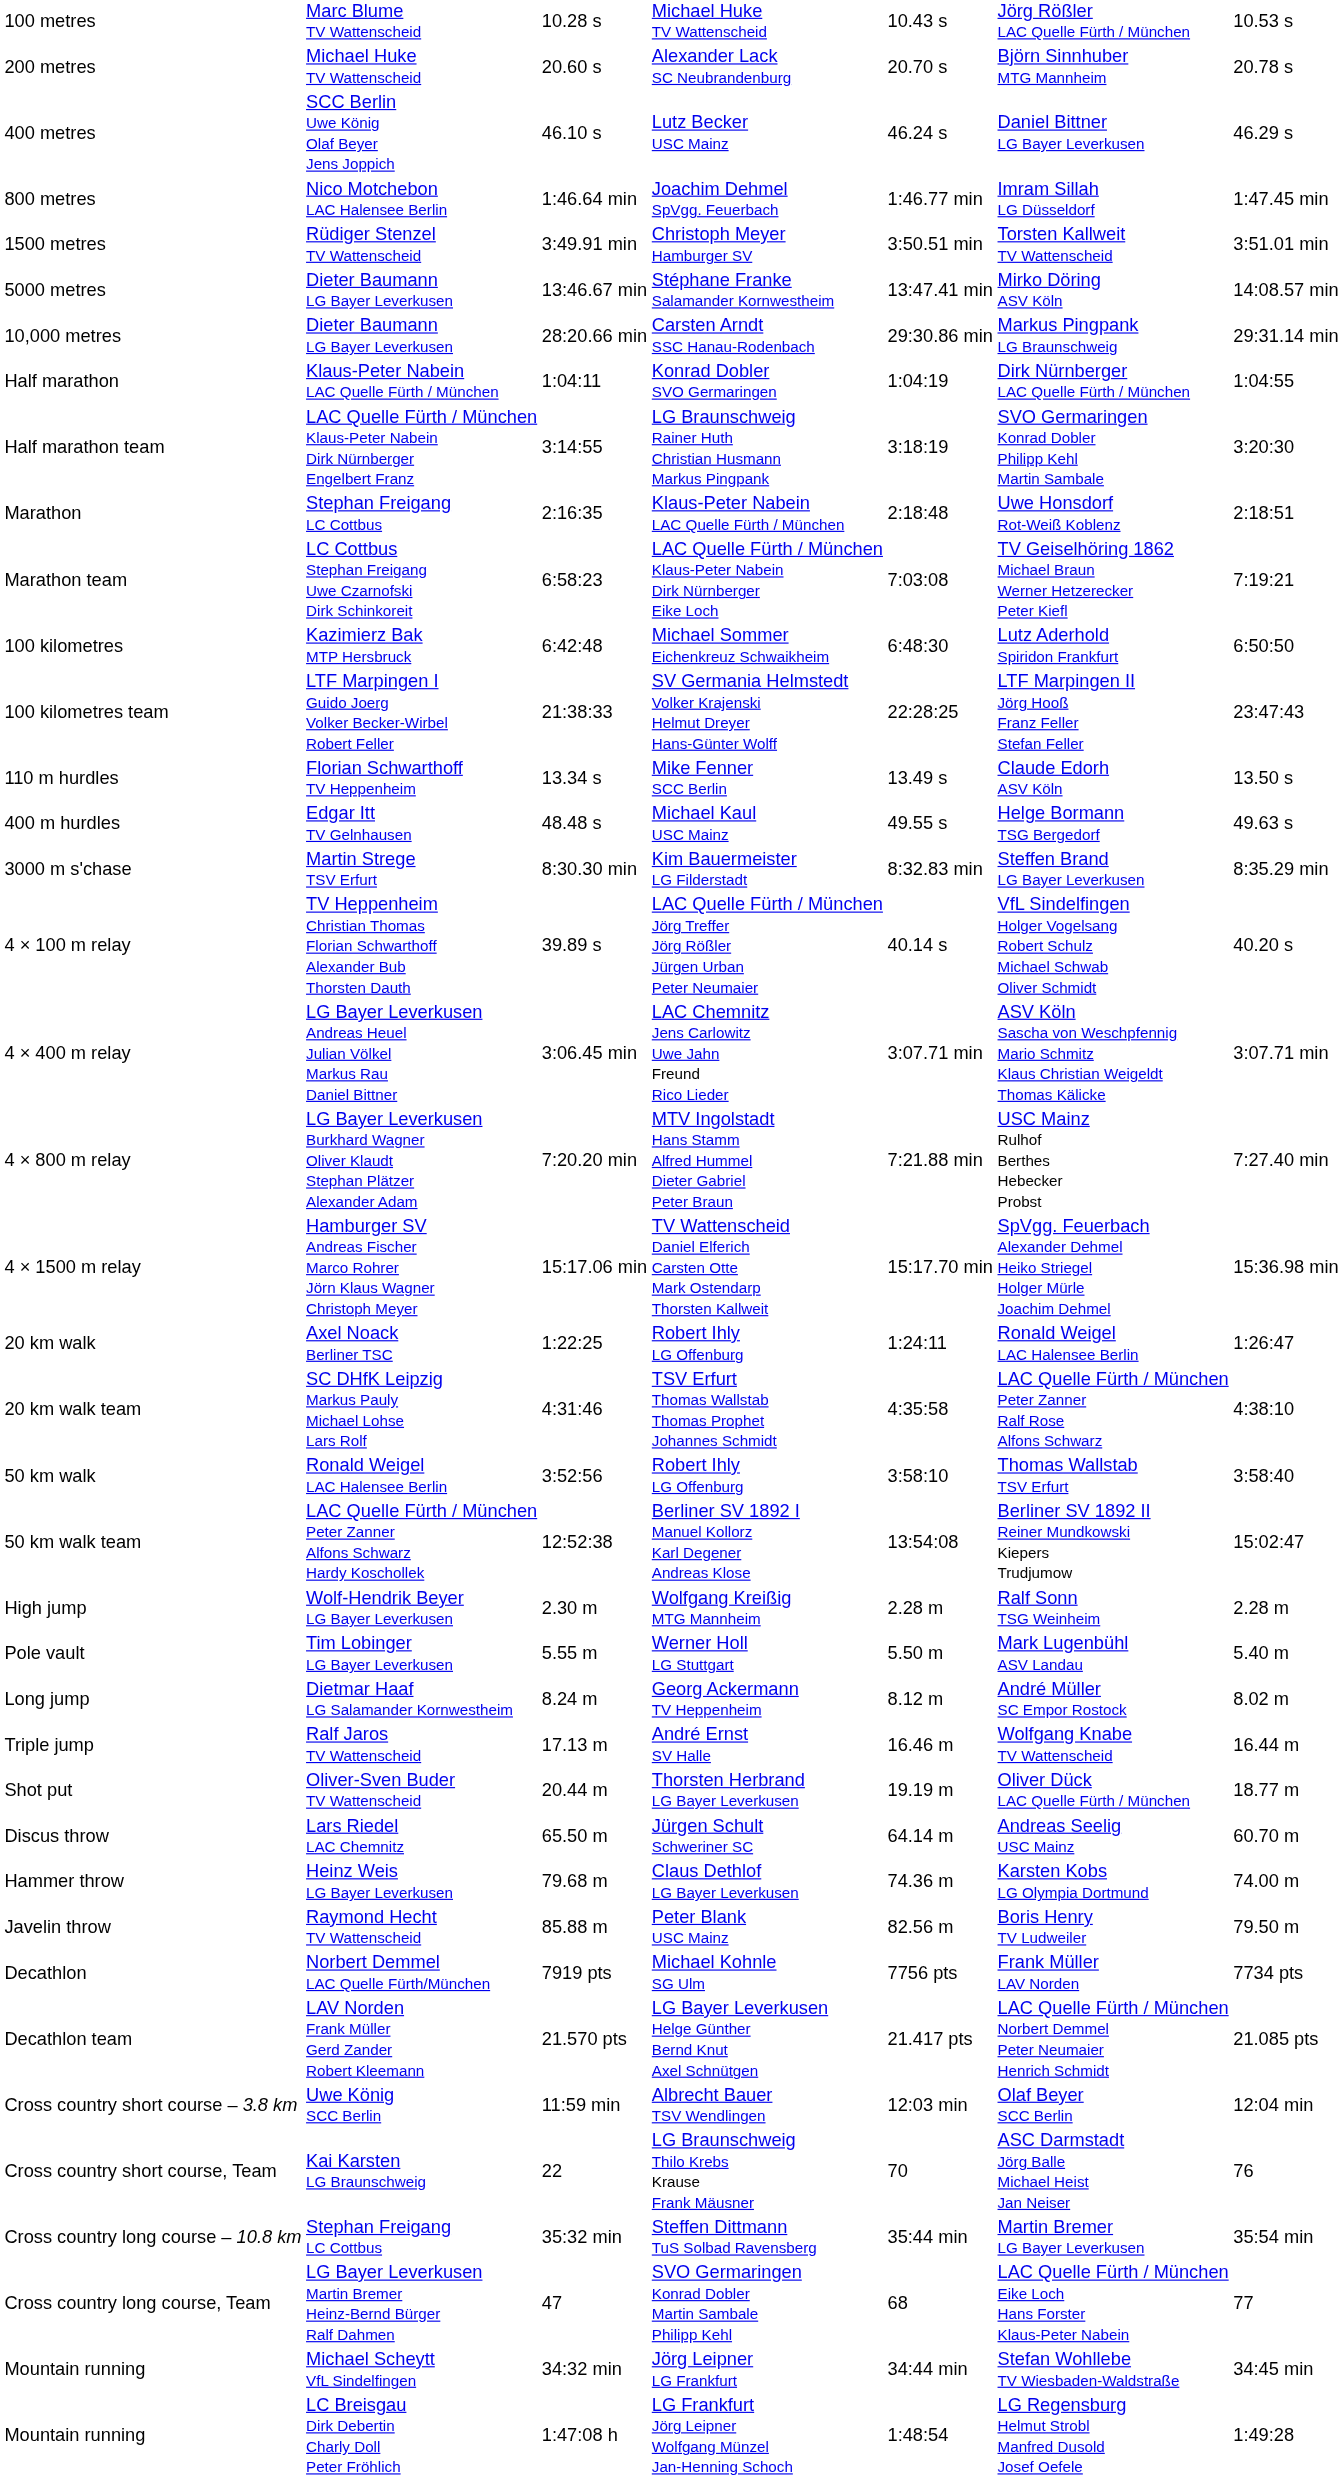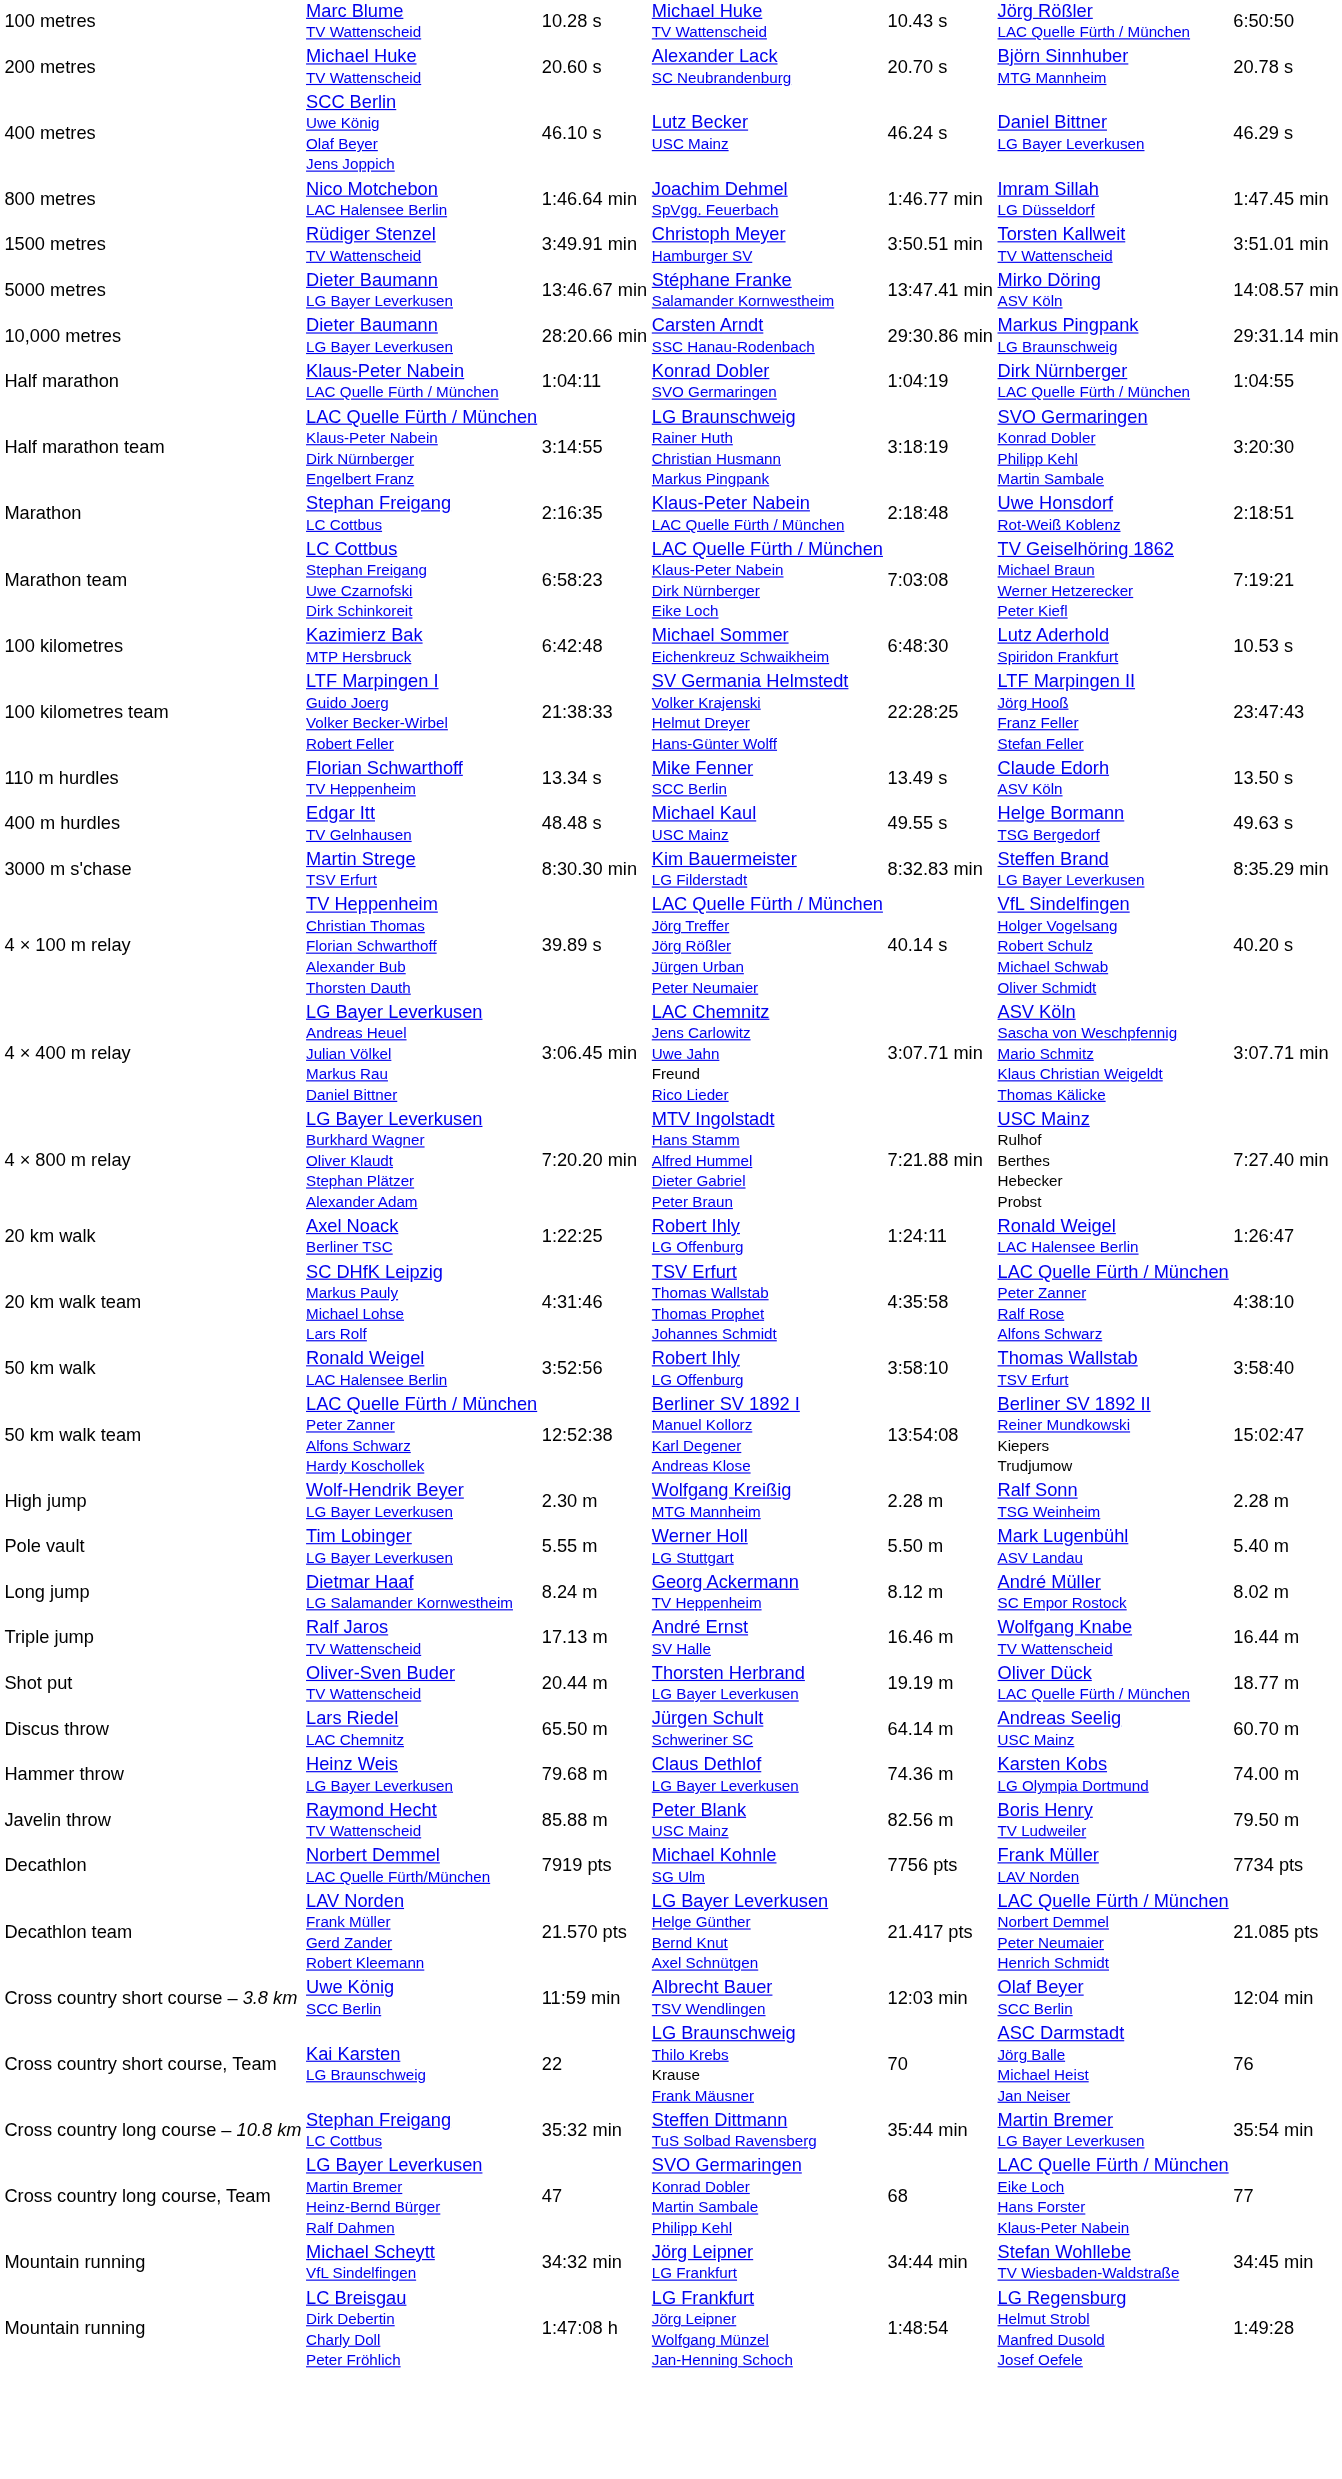(1263, 21) 10.53 s -> (1264, 21) 6:50:50
(1264, 645) 6:50:50 -> (1263, 645) 10.53 s
- row: (73, 1267)
